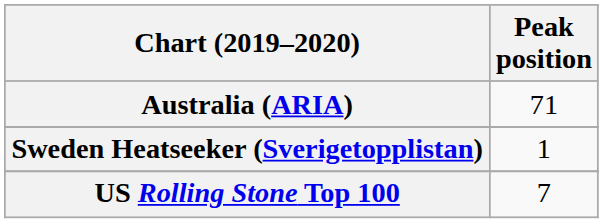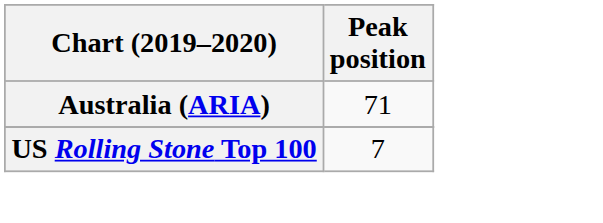- row: (247, 148)
